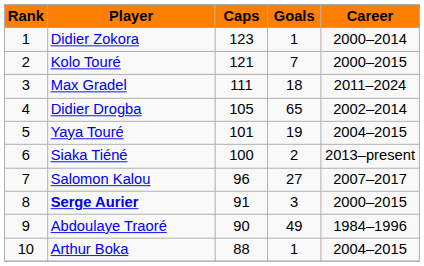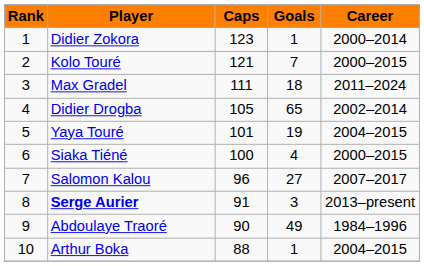(294, 156) 2 -> (294, 156) 4
(370, 156) 2013–present -> (370, 156) 2000–2015
(370, 202) 2000–2015 -> (370, 202) 2013–present
